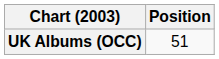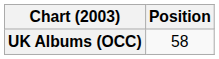(180, 41) 51 -> (180, 41) 58
